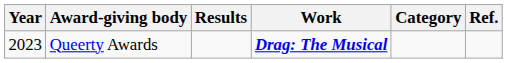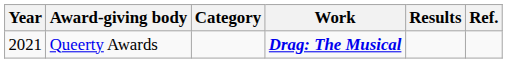columns swapped: (428, 17) <-> (221, 17)
(25, 44) 2023 -> (25, 44) 2021
